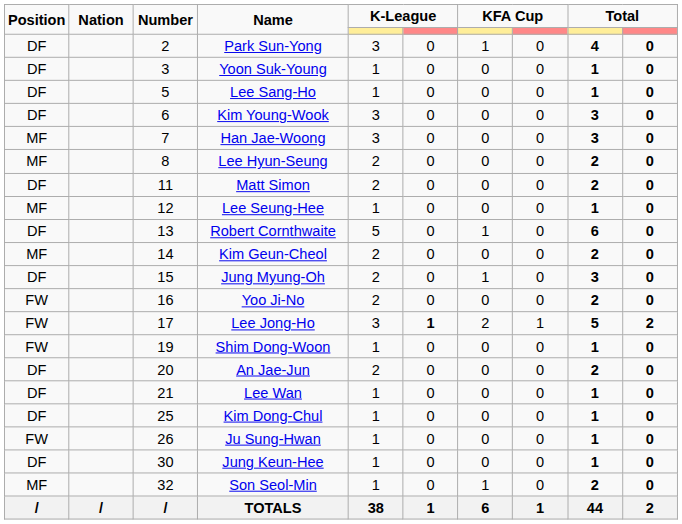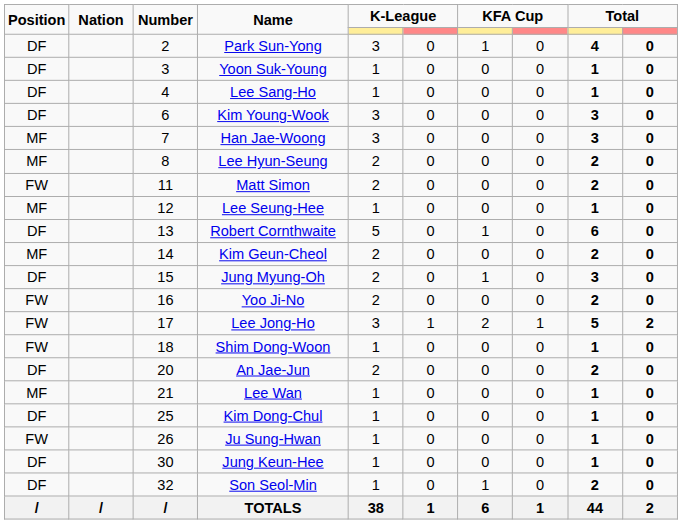(165, 92) 5 -> (165, 92) 4
(37, 185) DF -> (37, 185) FW
(431, 323) bold -> (431, 323) normal
(165, 346) 19 -> (165, 346) 18
(37, 393) DF -> (37, 393) MF
(37, 485) MF -> (37, 485) DF
